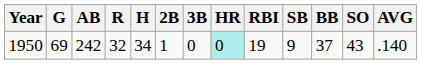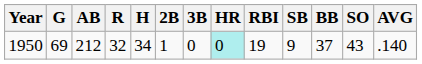(88, 45) 242 -> (88, 45) 212
